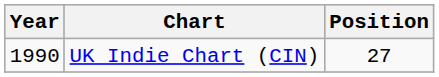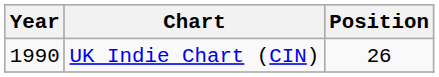(379, 56) 27 -> (379, 56) 26
